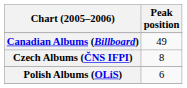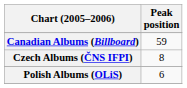(162, 41) 49 -> (162, 41) 59
